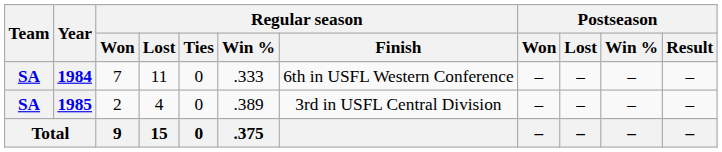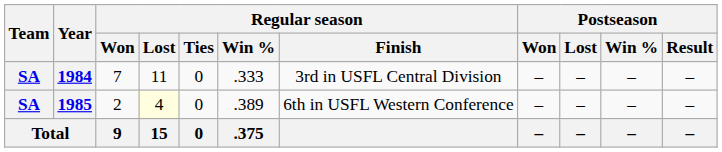(398, 76) 6th in USFL Western Conference -> (398, 76) 3rd in USFL Central Division
(159, 104) no background -> (159, 104) lightyellow background
(398, 104) 3rd in USFL Central Division -> (398, 104) 6th in USFL Western Conference
